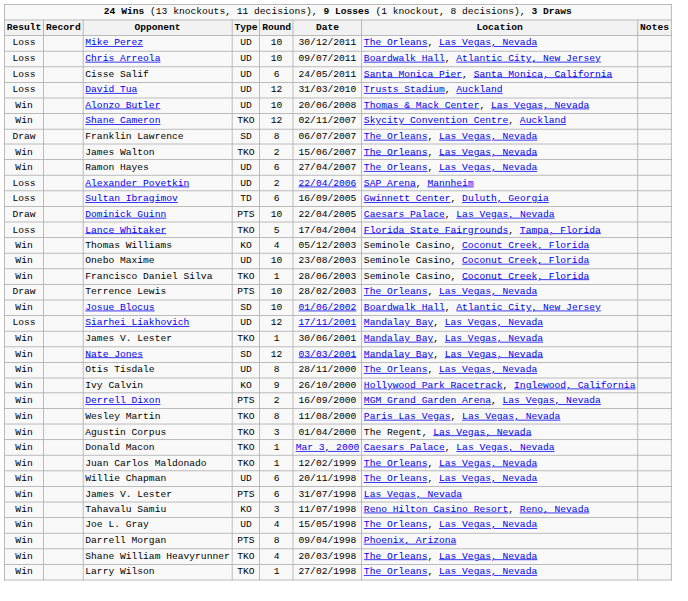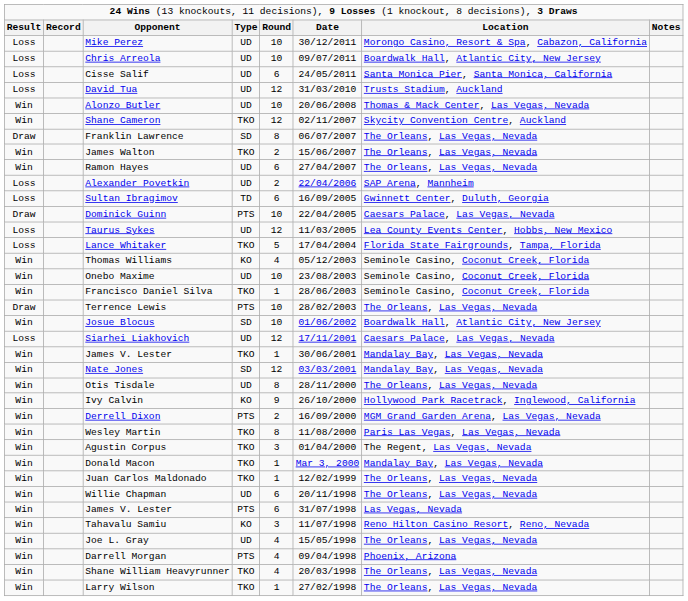(451, 44) The Orleans, Las Vegas, Nevada -> (505, 44) Morongo Casino, Resort & Spa, Cabazon, California
+ row: (120, 230)
(453, 324) Mandalay Bay, Las Vegas, Nevada -> (459, 339) Caesars Palace, Las Vegas, Nevada
(459, 448) Caesars Palace, Las Vegas, Nevada -> (453, 463) Mandalay Bay, Las Vegas, Nevada
(277, 541) 8 -> (277, 557) 4
